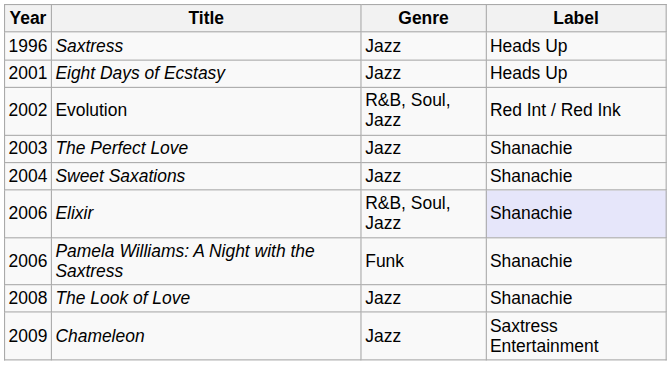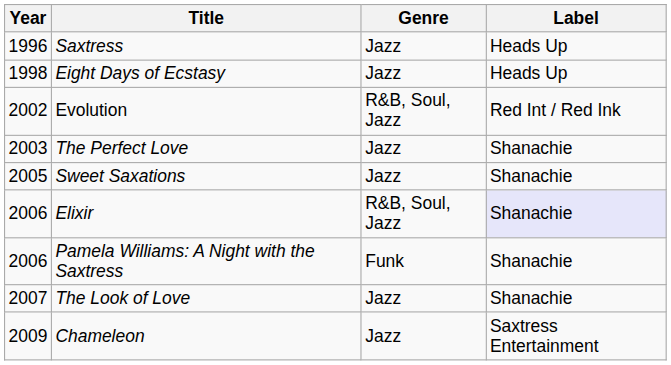(28, 73) 2001 -> (28, 73) 1998
(28, 176) 2004 -> (28, 176) 2005
(28, 298) 2008 -> (28, 298) 2007
